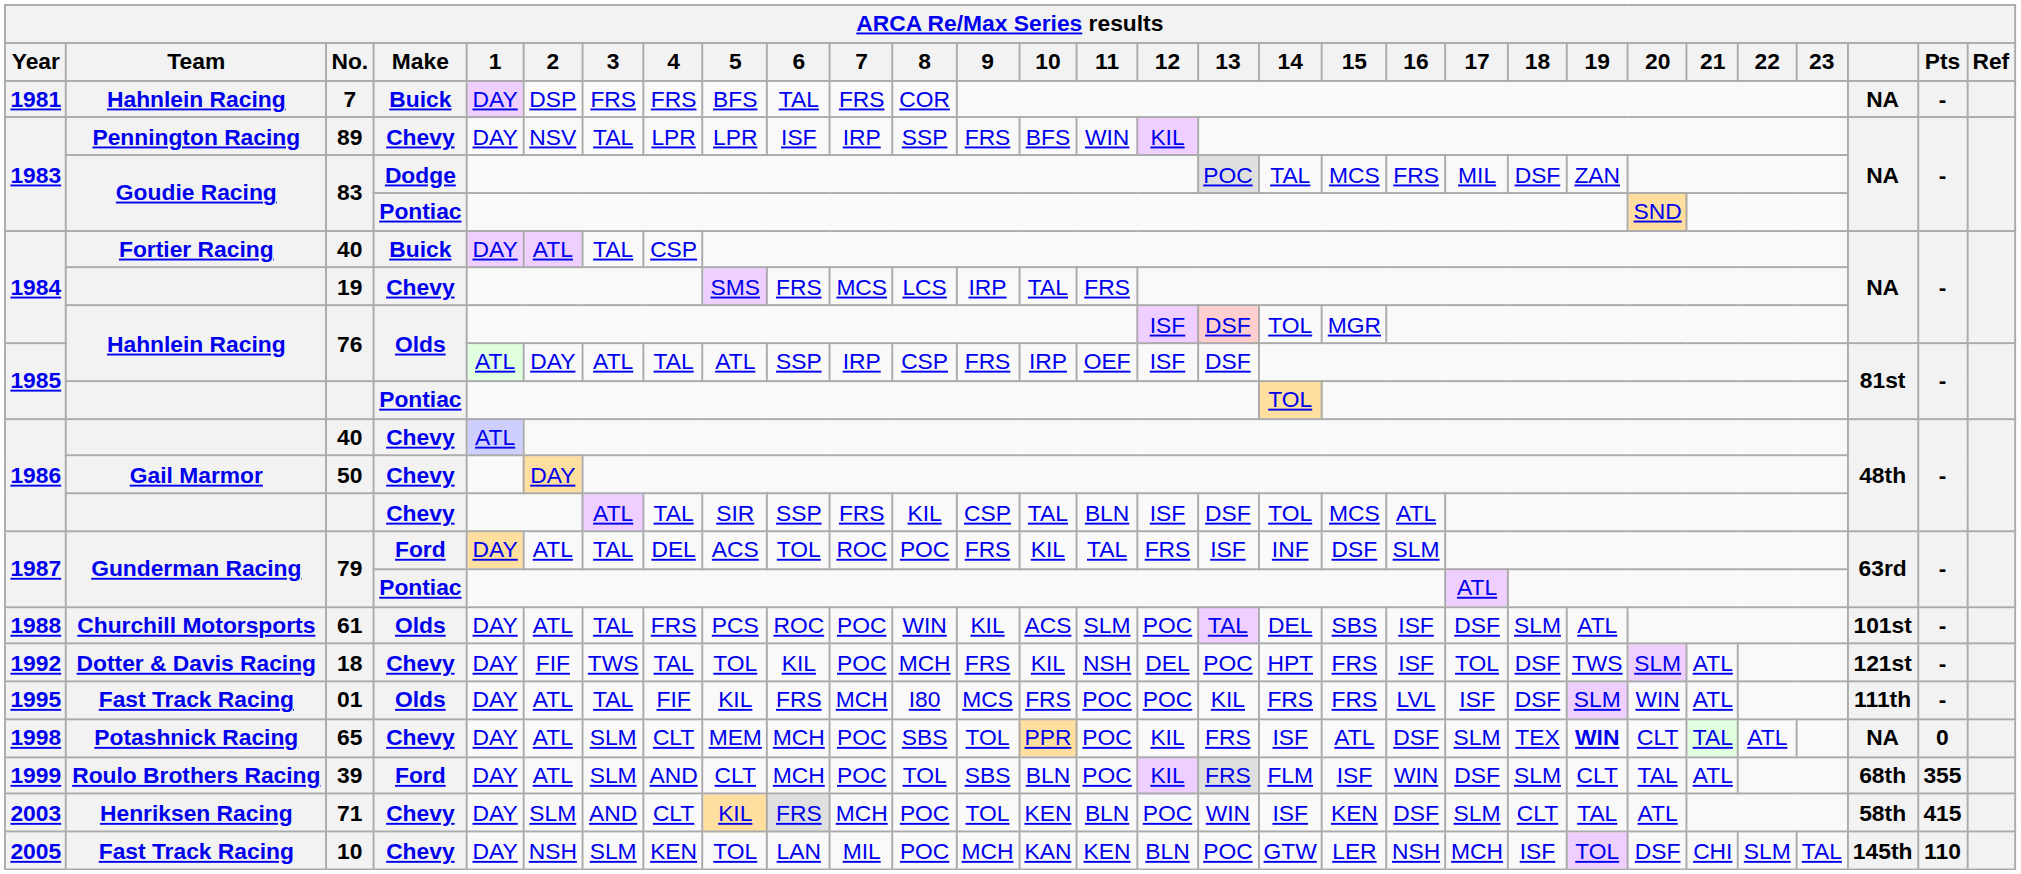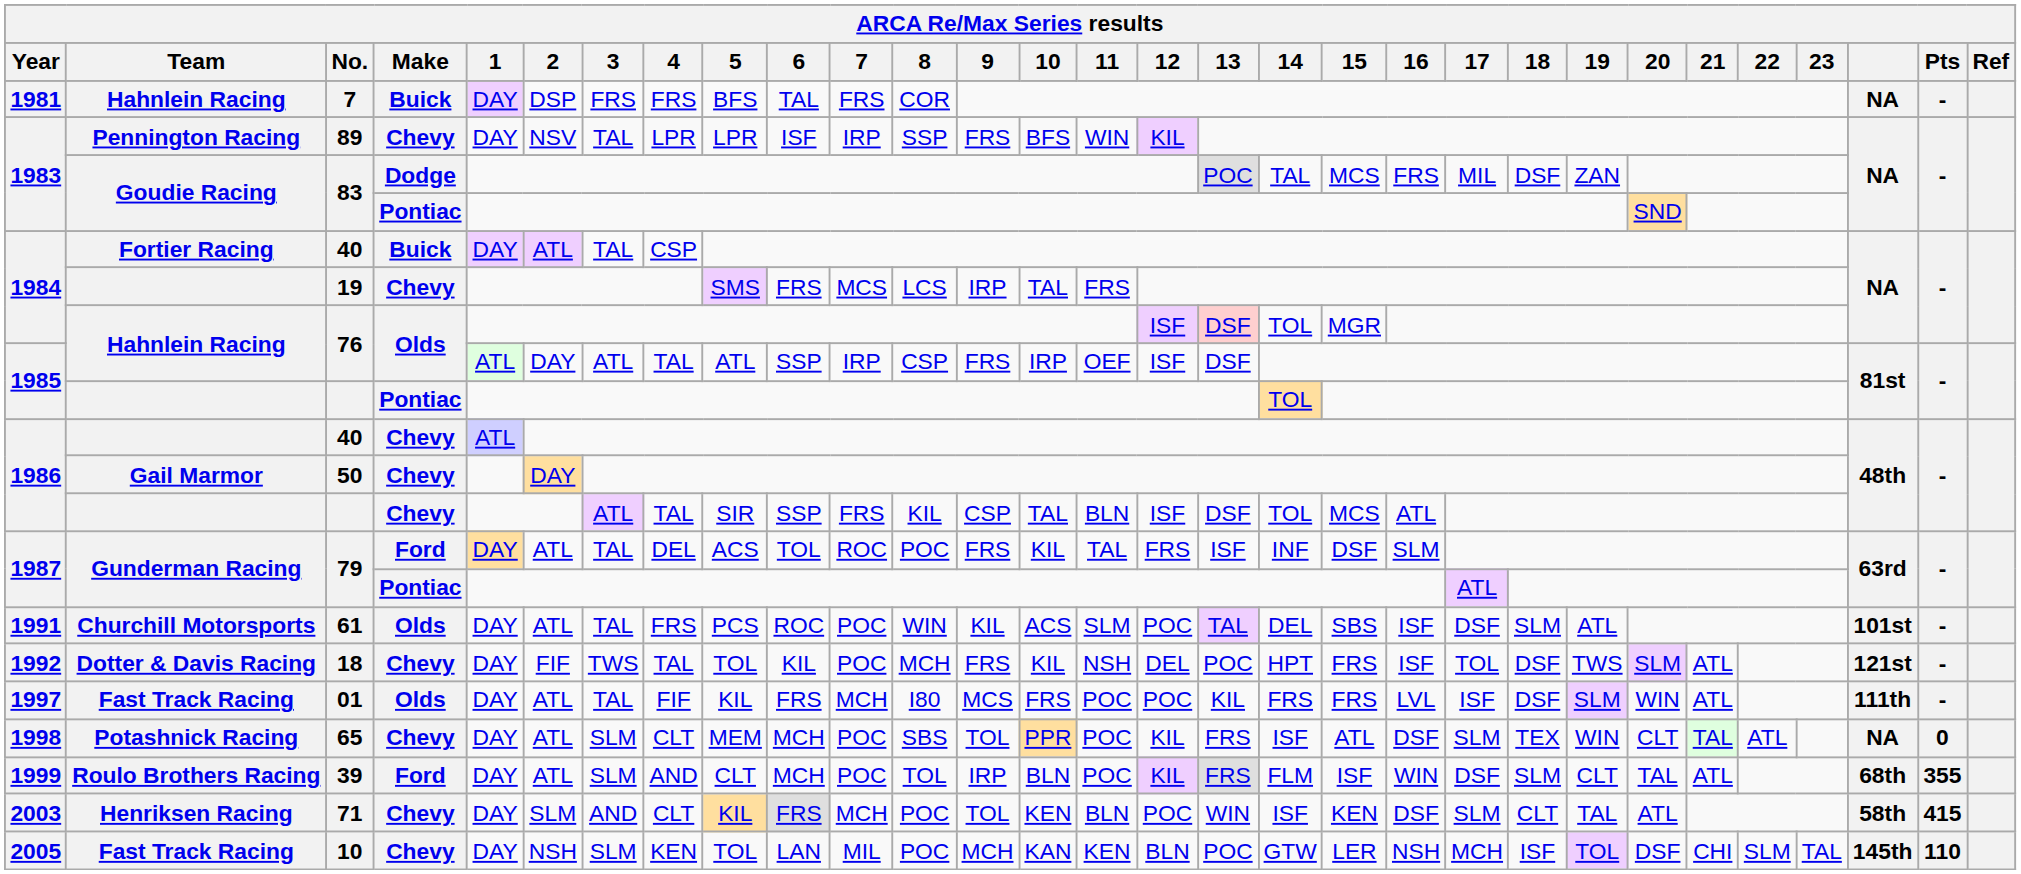(36, 625) 1988 -> (36, 625) 1991
(36, 700) 1995 -> (36, 700) 1997
(1597, 738) bold -> (1597, 738) normal
(988, 775) SBS -> (988, 775) IRP
